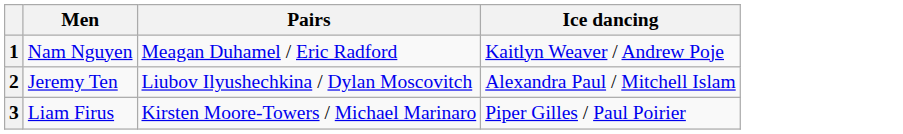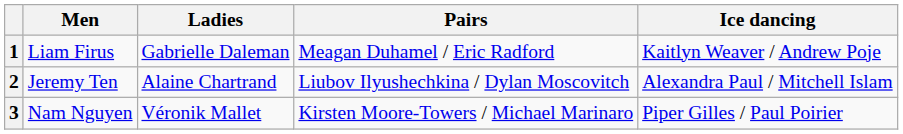+ column: (215, 19)
(80, 50) Nam Nguyen -> (71, 50) Liam Firus
(71, 112) Liam Firus -> (80, 112) Nam Nguyen
